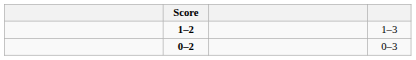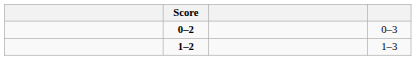rows swapped: (186, 47) <-> (186, 30)
